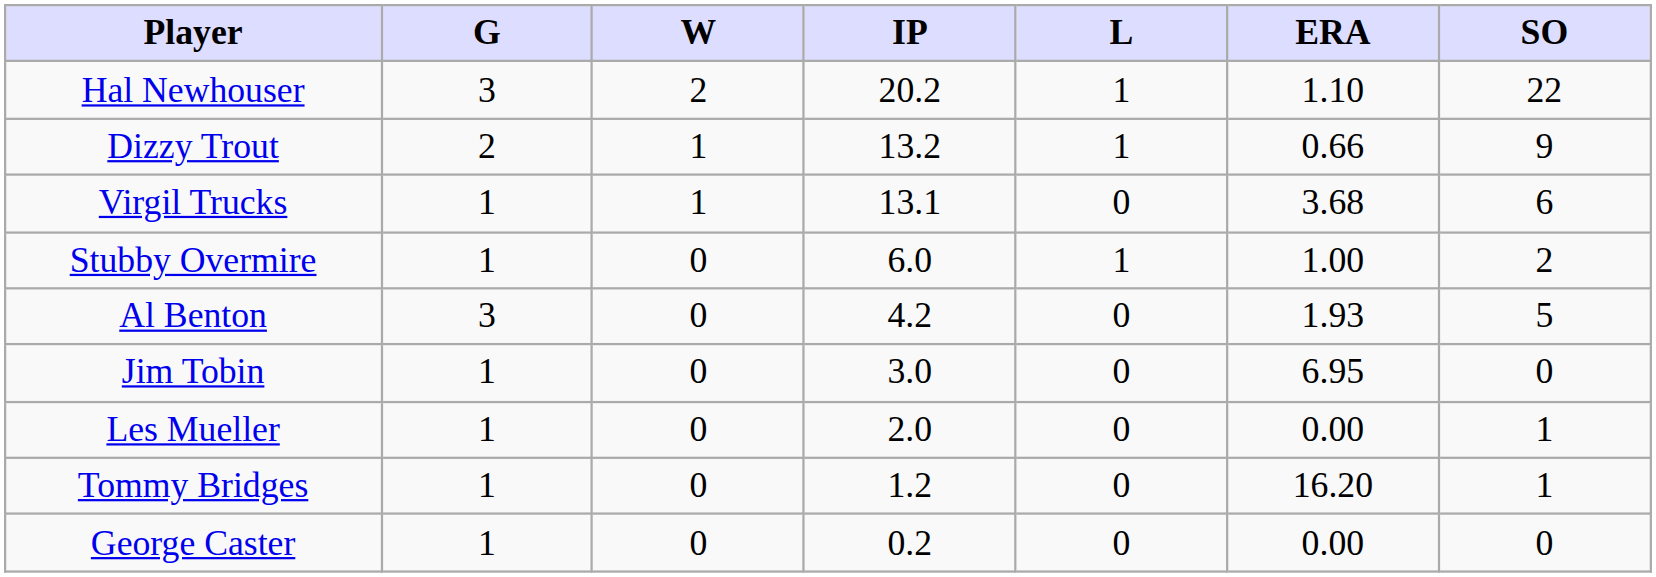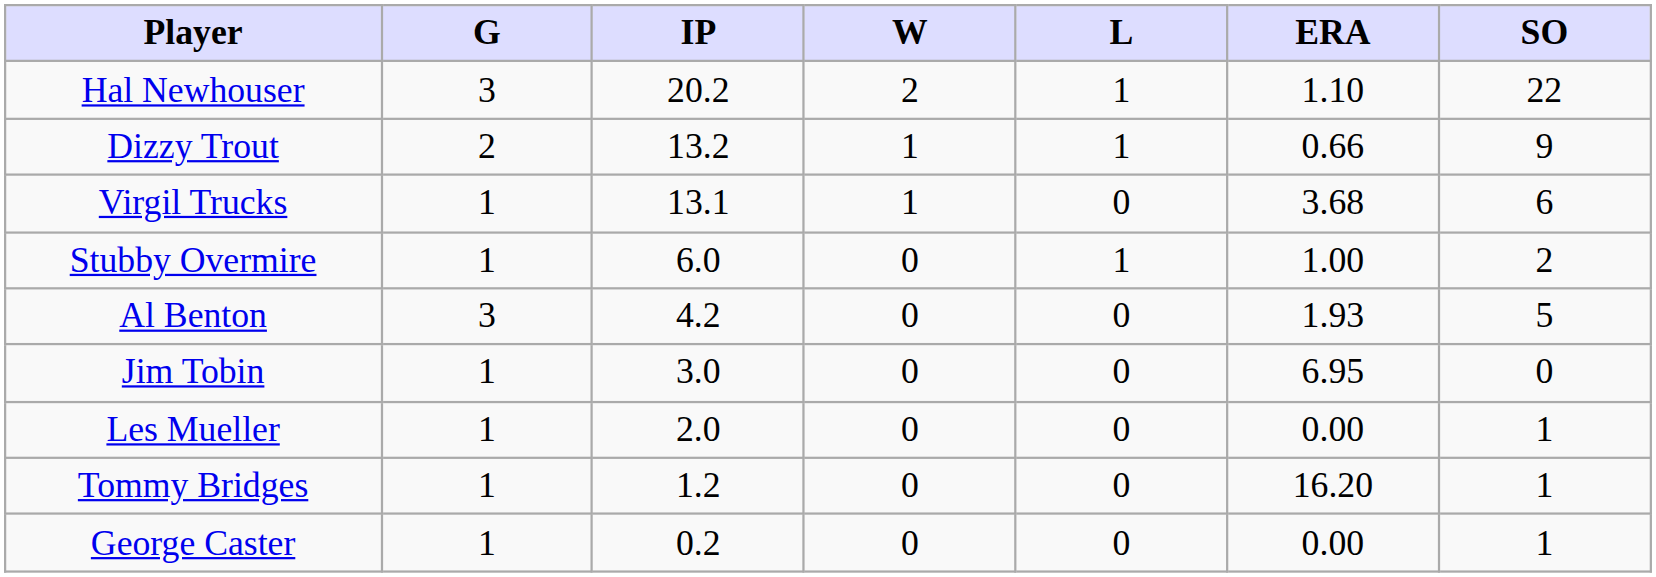columns swapped: (910, 32) <-> (698, 32)
(1544, 542) 0 -> (1544, 542) 1
